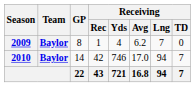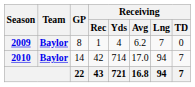(119, 58) 746 -> (119, 58) 714
